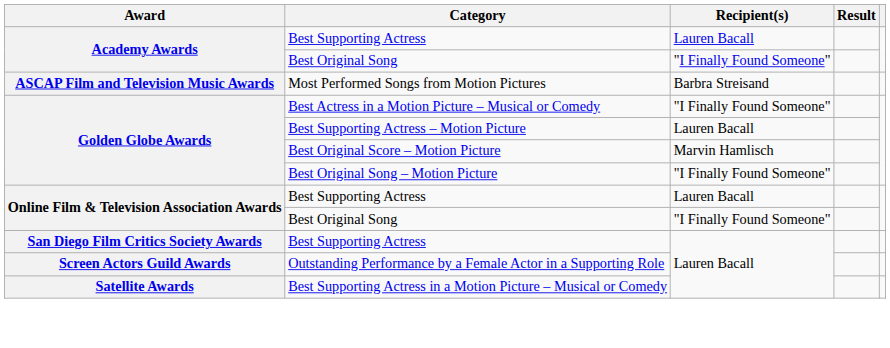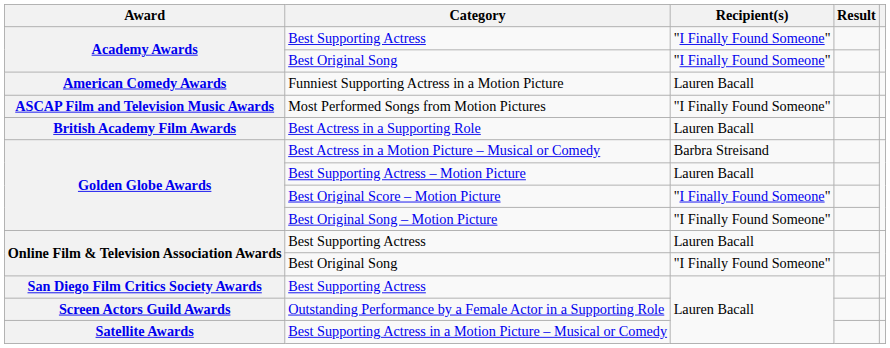(714, 38) Lauren Bacall -> (752, 38) "I Finally Found Someone"
+ row: (145, 83)
(721, 83) Barbra Streisand -> (752, 106) "I Finally Found Someone"
+ row: (145, 128)
(752, 106) "I Finally Found Someone" -> (721, 151) Barbra Streisand
(724, 151) Marvin Hamlisch -> (752, 196) "I Finally Found Someone"
